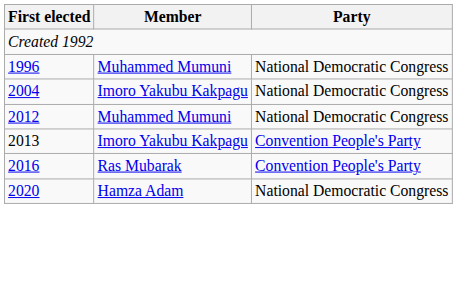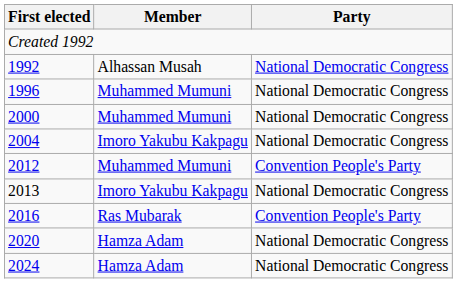+ row: (24, 66)
+ row: (24, 116)
(352, 116) National Democratic Congress -> (338, 166) Convention People's Party
(338, 141) Convention People's Party -> (352, 191) National Democratic Congress
+ row: (24, 265)
